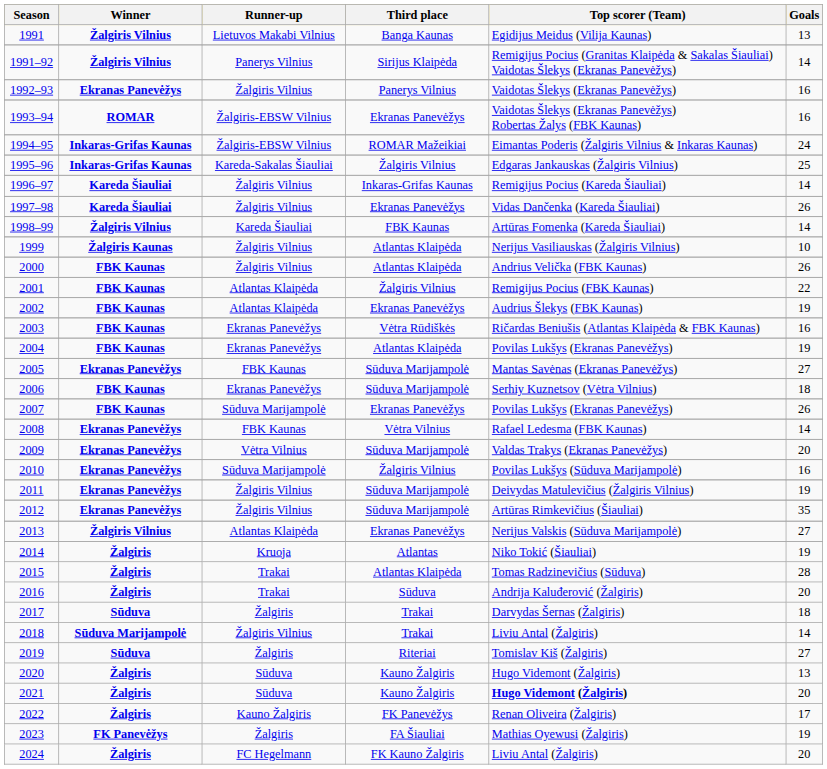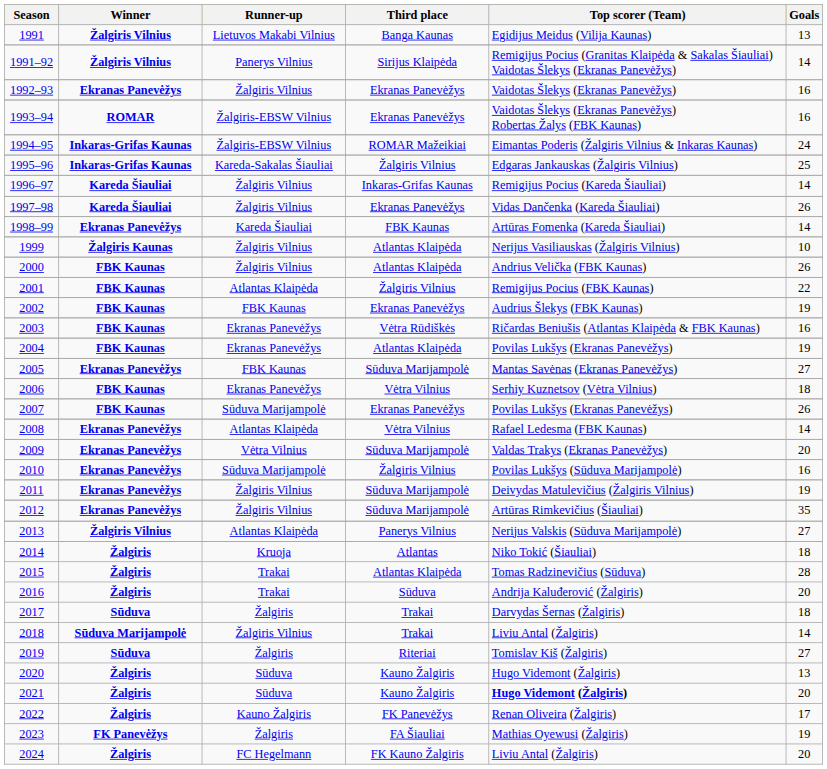(417, 90) Panerys Vilnius -> (417, 90) Ekranas Panevėžys
(130, 226) Žalgiris Vilnius -> (130, 226) Ekranas Panevėžys
(274, 307) Atlantas Klaipėda -> (274, 307) FBK Kaunas
(417, 389) Sūduva Marijampolė -> (417, 389) Vėtra Vilnius
(274, 429) FBK Kaunas -> (274, 429) Atlantas Klaipėda
(417, 531) Ekranas Panevėžys -> (417, 531) Panerys Vilnius
(804, 551) 19 -> (804, 551) 18
